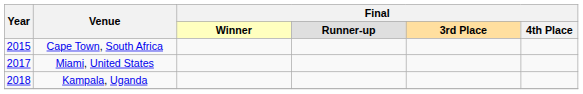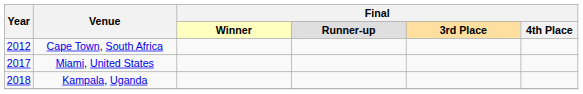(19, 47) 2015 -> (19, 47) 2012
